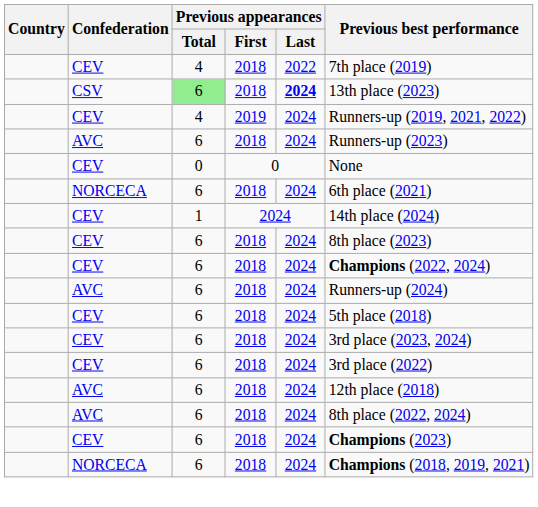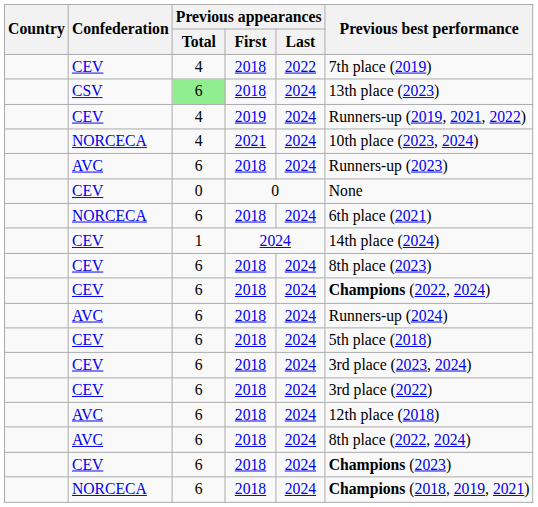(300, 91) bold -> (300, 91) normal
+ row: (109, 141)
